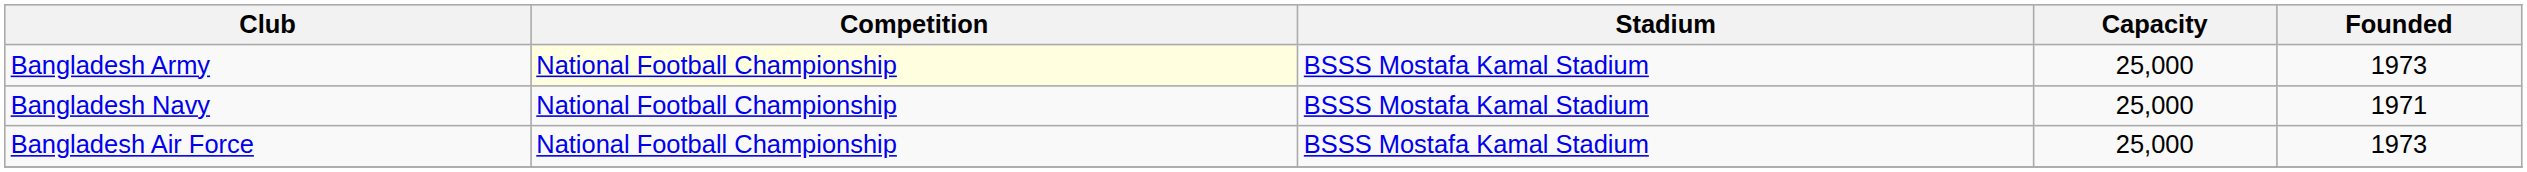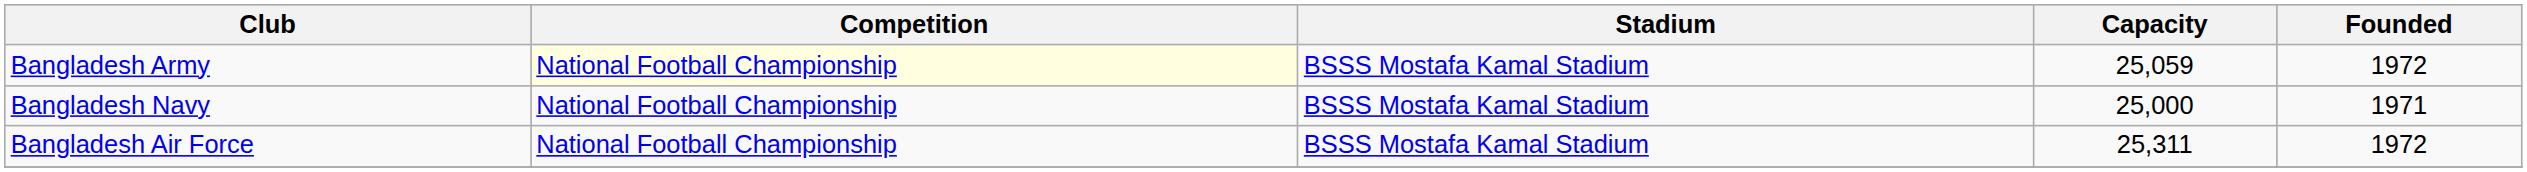(2155, 65) 25,000 -> (2155, 65) 25,059
(2399, 65) 1973 -> (2399, 65) 1972
(2155, 145) 25,000 -> (2155, 145) 25,311
(2399, 145) 1973 -> (2399, 145) 1972
